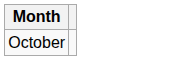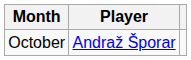+ column: (124, 17)
